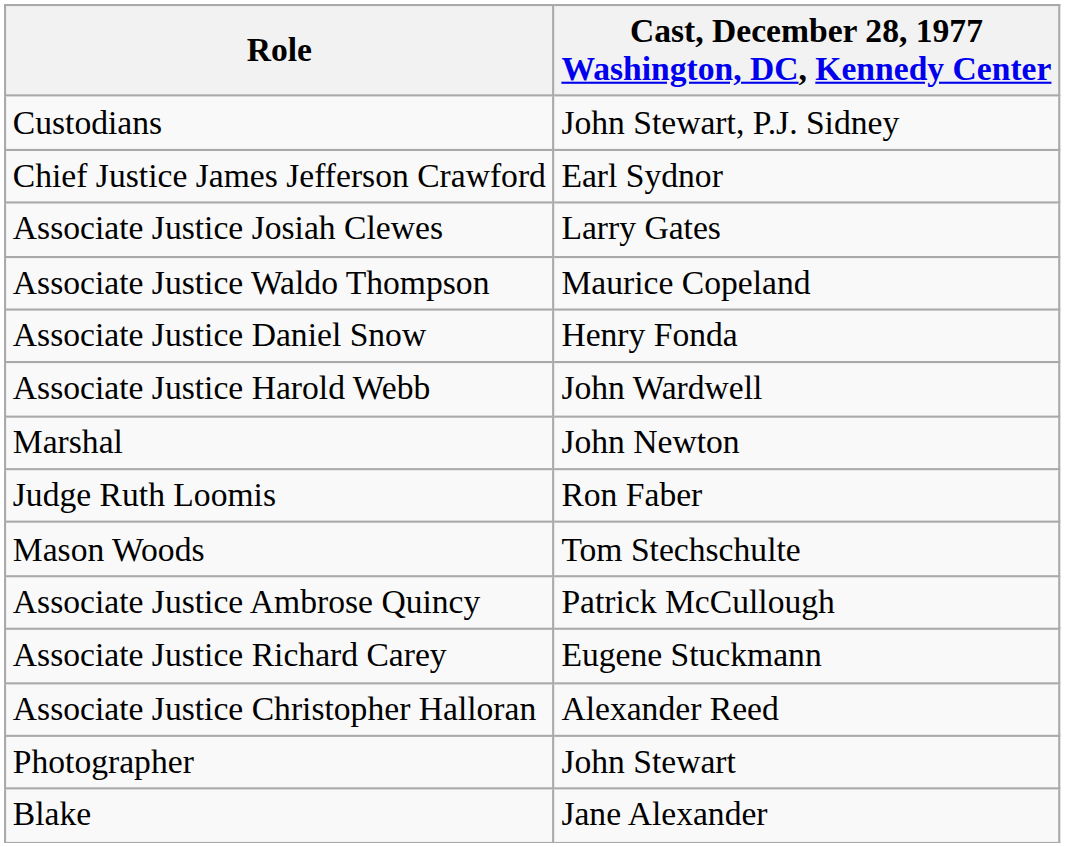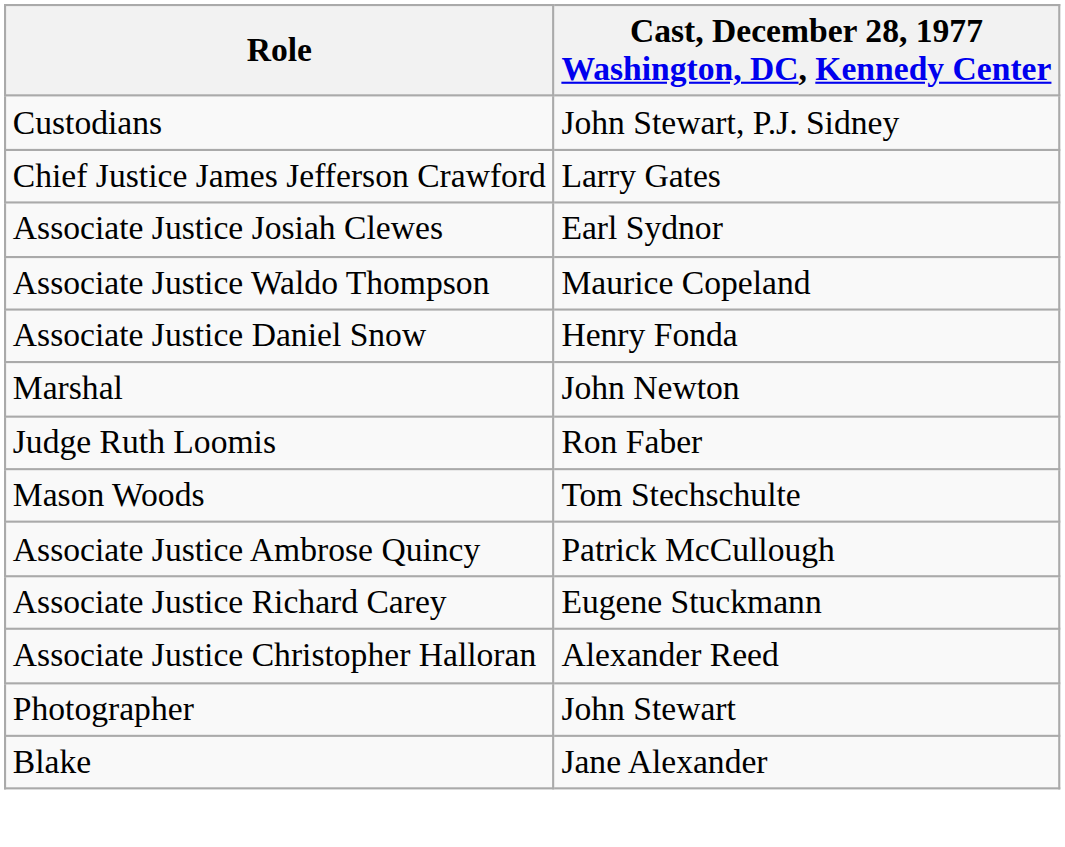(642, 175) Earl Sydnor -> (641, 175) Larry Gates
(641, 228) Larry Gates -> (642, 228) Earl Sydnor
- row: (222, 388)
